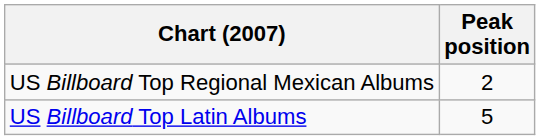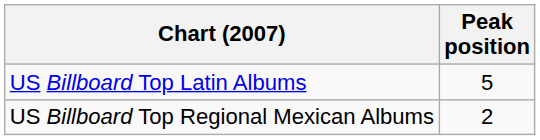rows swapped: (158, 116) <-> (222, 81)
